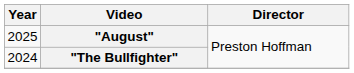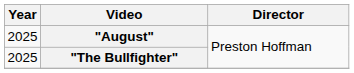(22, 57) 2024 -> (22, 57) 2025
